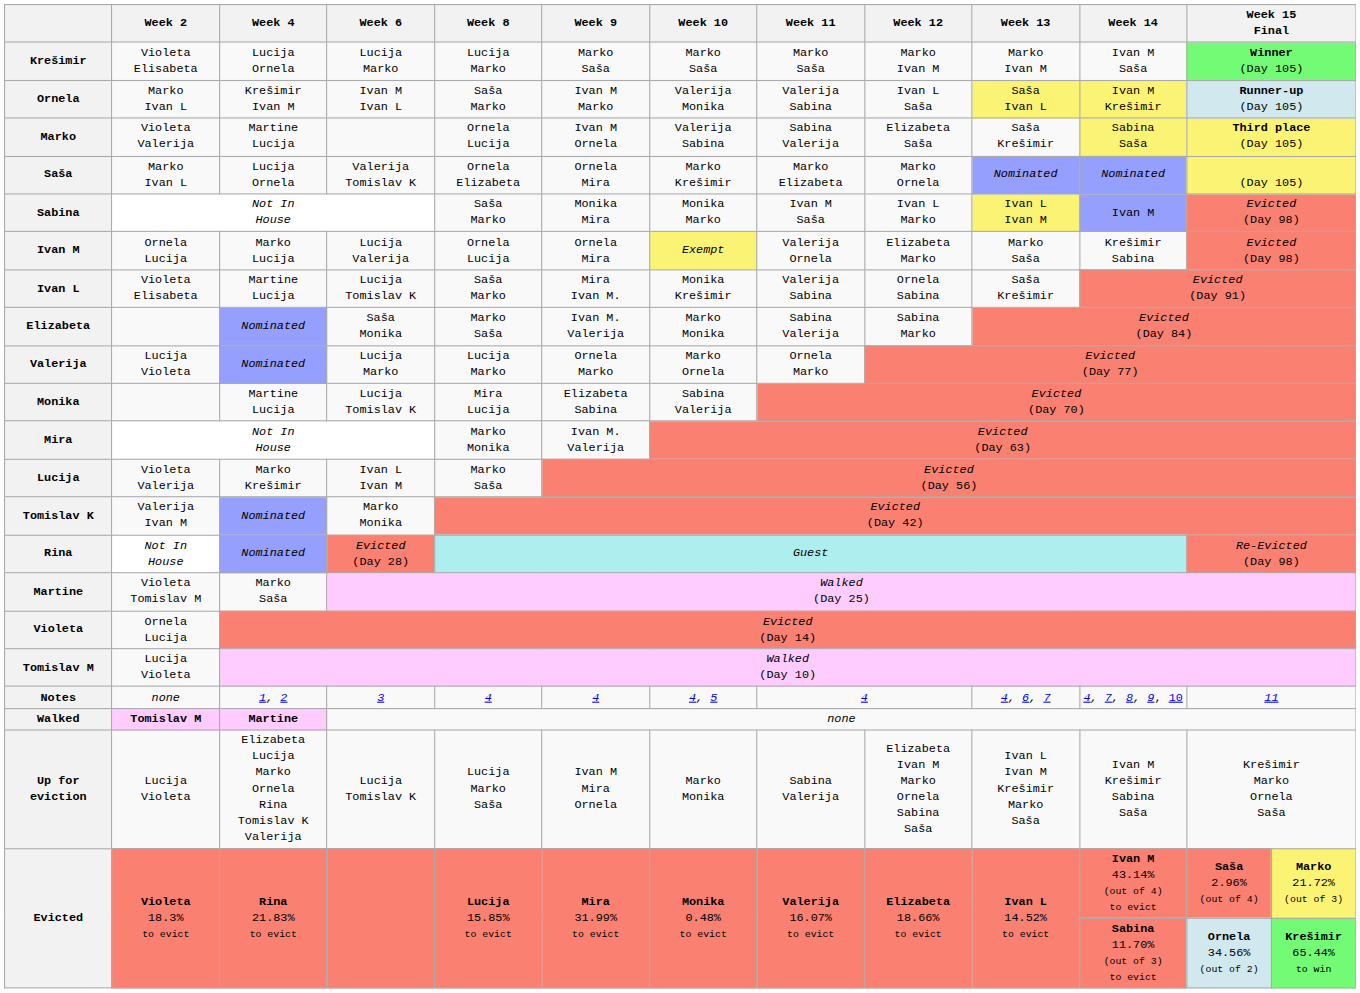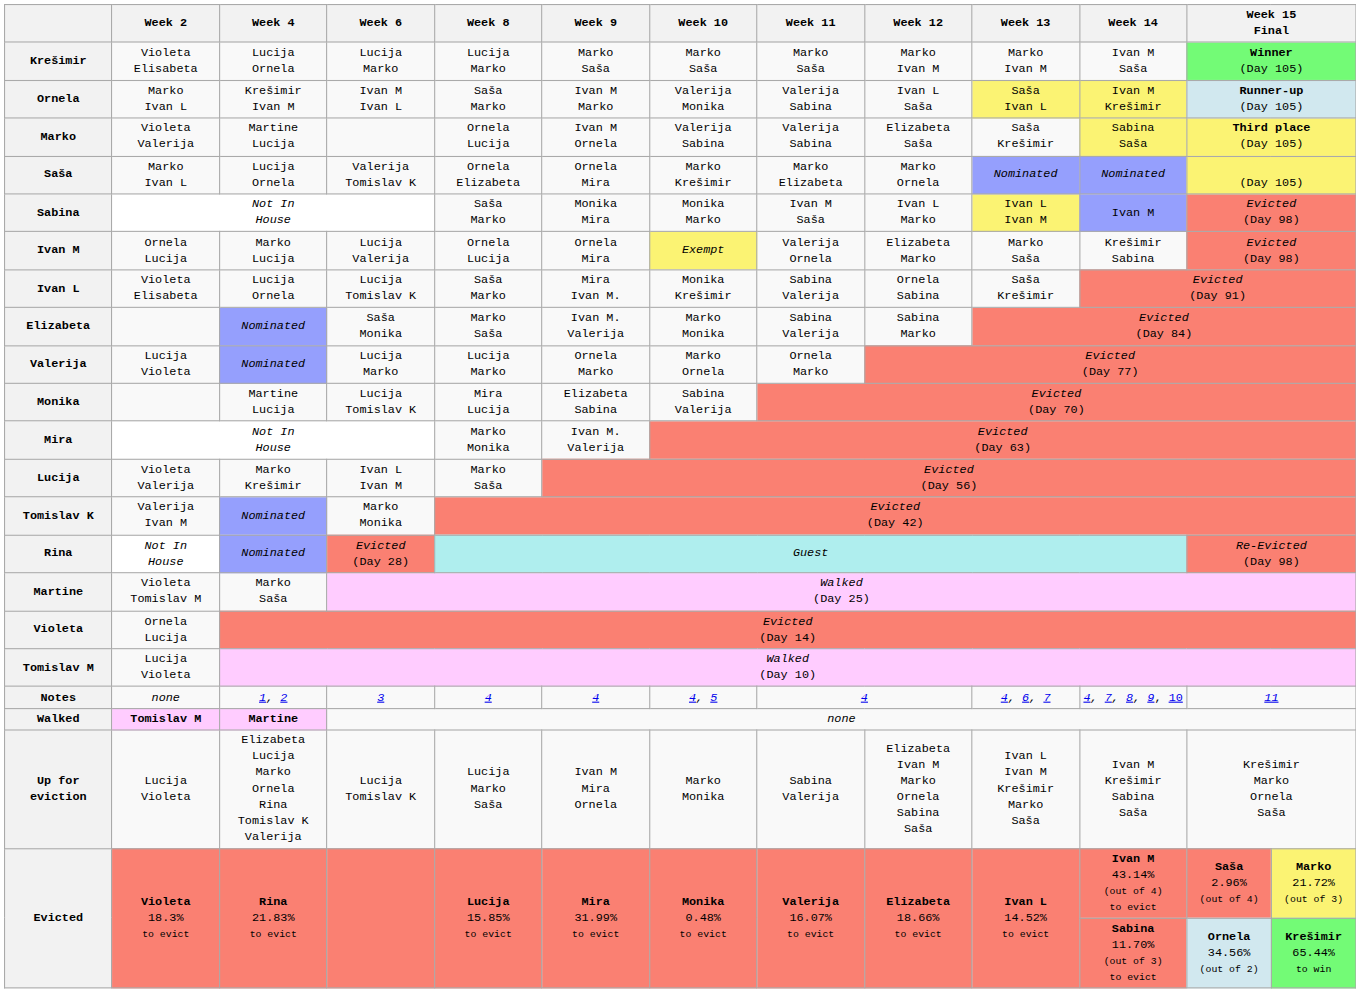(811, 137) Sabina Valerija -> (811, 137) Valerija Sabina
(273, 288) Martine Lucija -> (273, 288) Lucija Ornela
(811, 288) Valerija Sabina -> (811, 288) Sabina Valerija
